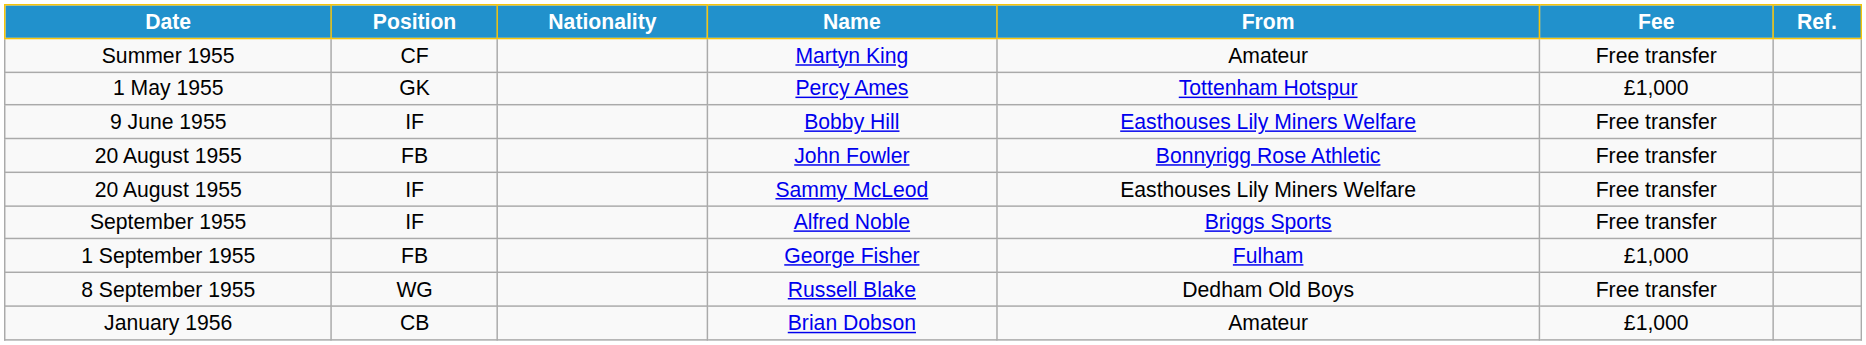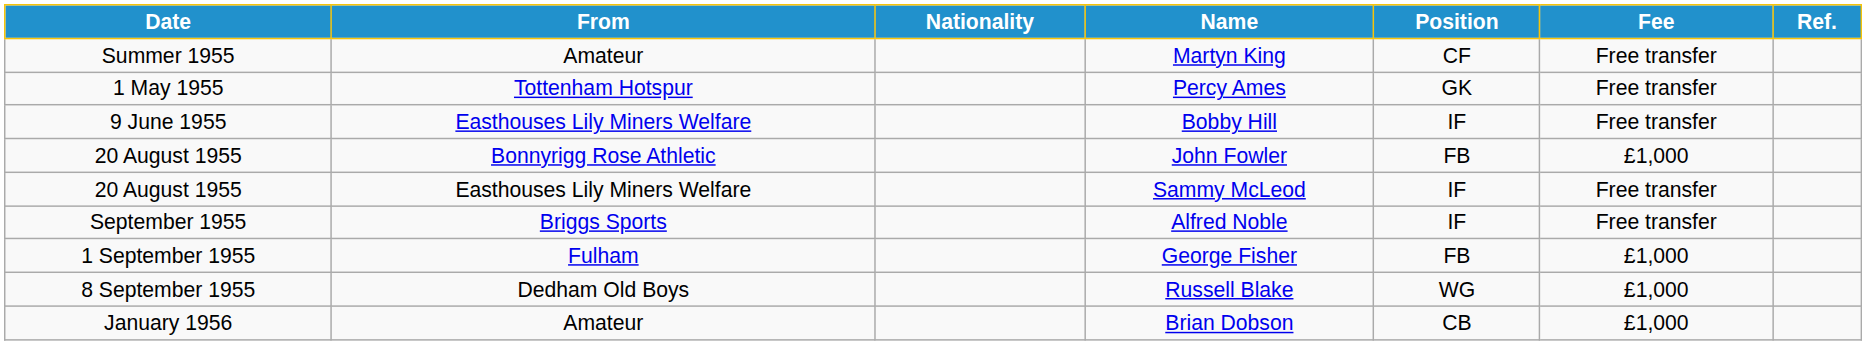columns swapped: (415, 22) <-> (1268, 22)
(1656, 89) £1,000 -> (1656, 89) Free transfer
(1656, 156) Free transfer -> (1656, 156) £1,000
(1656, 289) Free transfer -> (1656, 289) £1,000
